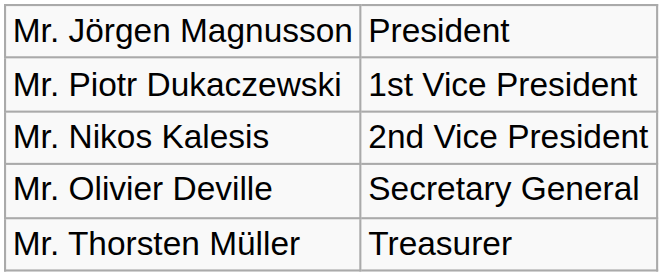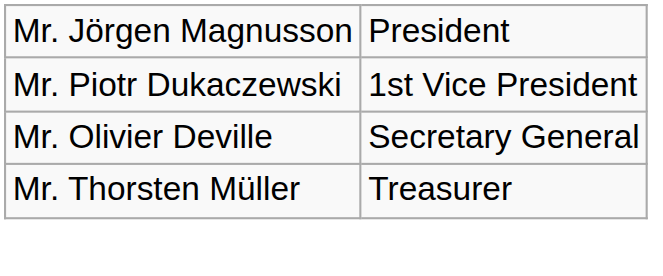- row: (141, 137)
